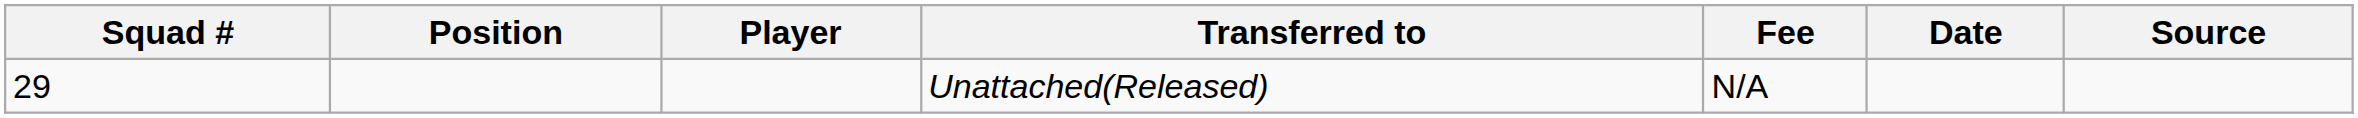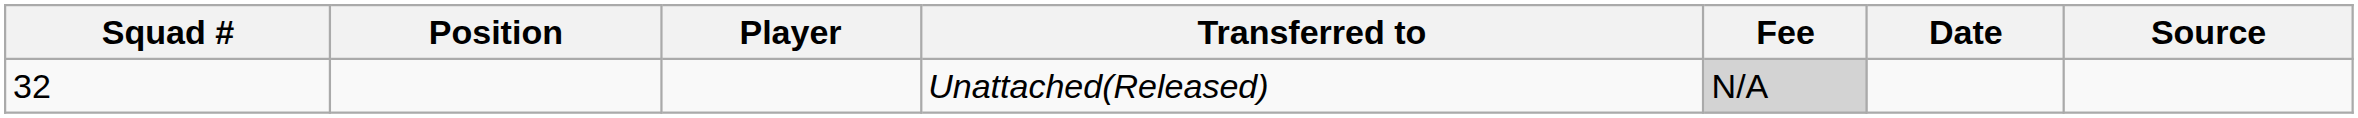(32, 86) 29 -> (32, 86) 32
(1740, 86) no background -> (1740, 86) lightgrey background
